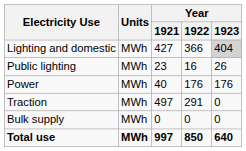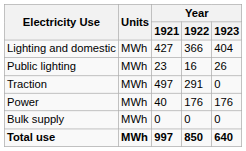(224, 48) lightgrey background -> (224, 48) no background
rows swapped: (27, 102) <-> (23, 84)
